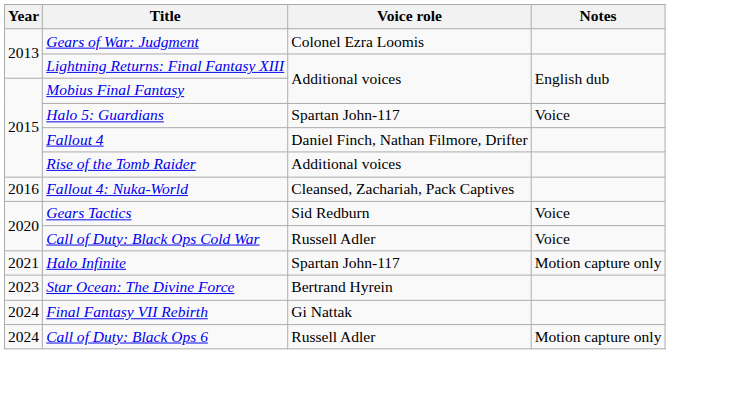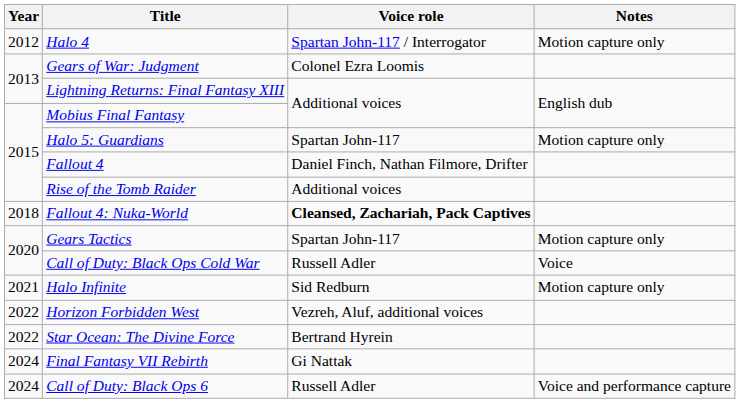+ row: (68, 41)
(552, 115) Voice -> (601, 139) Motion capture only
(24, 189) 2016 -> (24, 213) 2018
(403, 189) normal -> (411, 213) bold
(330, 213) Sid Redburn -> (346, 238) Spartan John-117
(552, 213) Voice -> (601, 238) Motion capture only
(346, 262) Spartan John-117 -> (330, 287) Sid Redburn
+ row: (123, 312)
(24, 287) 2023 -> (24, 336) 2022
(598, 336) Motion capture only -> (634, 386) Voice and performance capture
